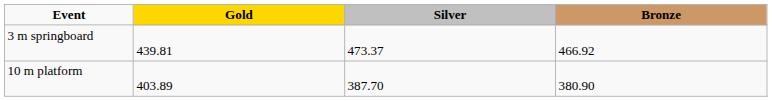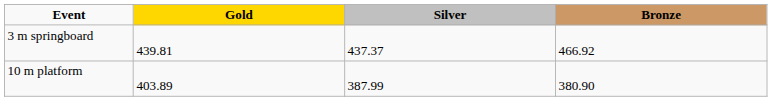(366, 50) 473.37 -> (366, 50) 437.37
(366, 86) 387.70 -> (366, 86) 387.99
